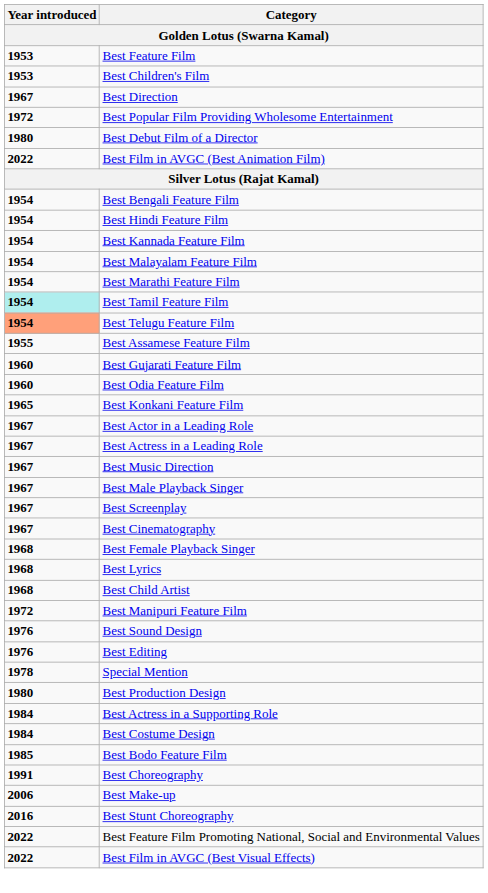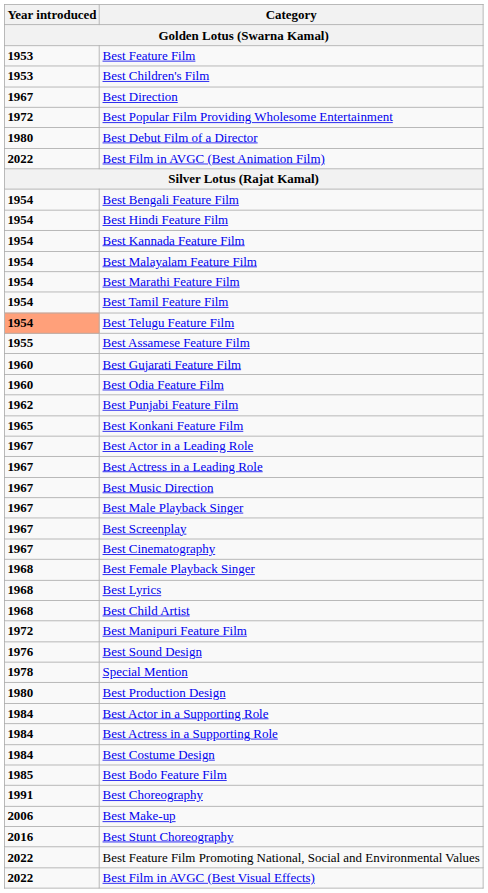(20, 302) paleturquoise background -> (20, 302) no background
+ row: (170, 405)
- row: (135, 651)
+ row: (186, 713)
